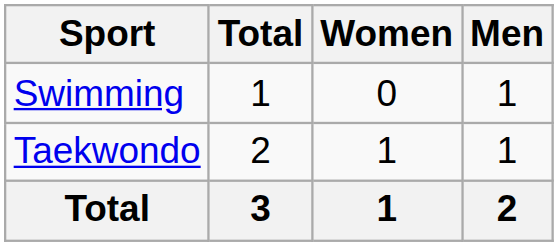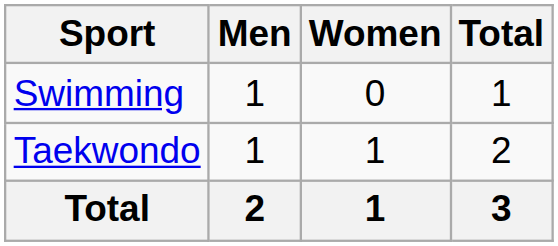columns swapped: (507, 33) <-> (260, 33)
